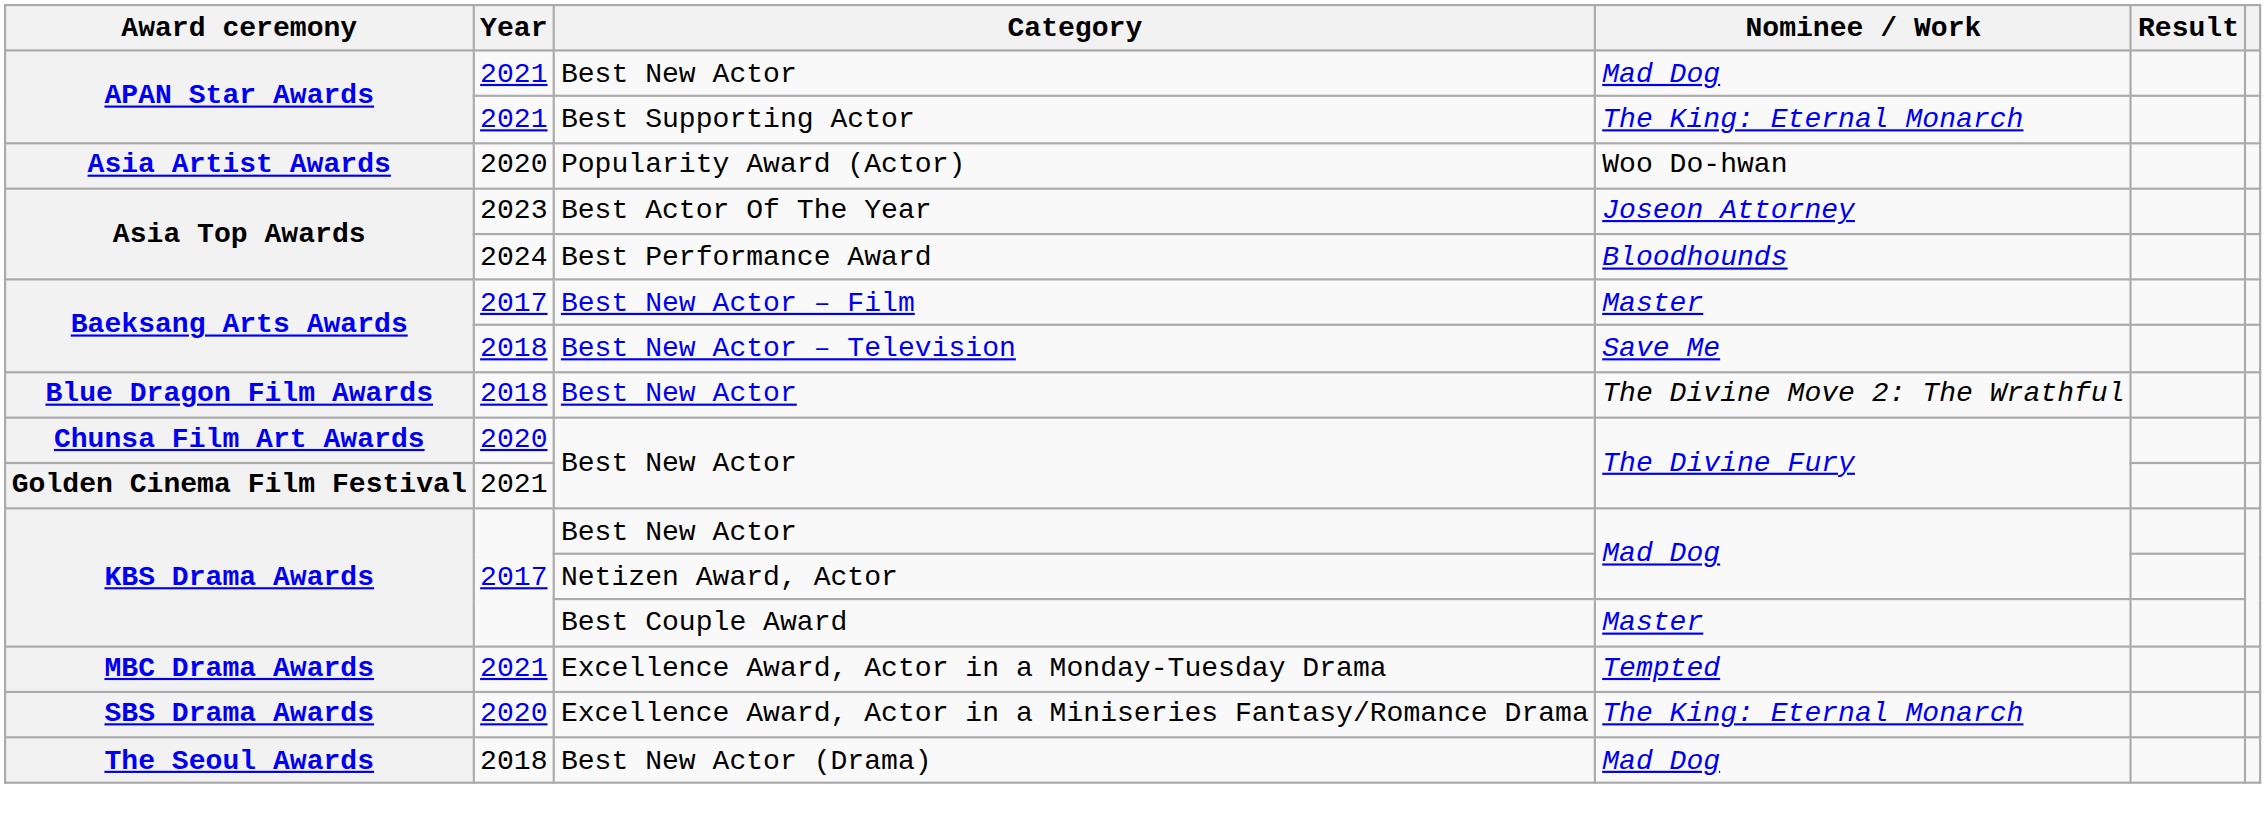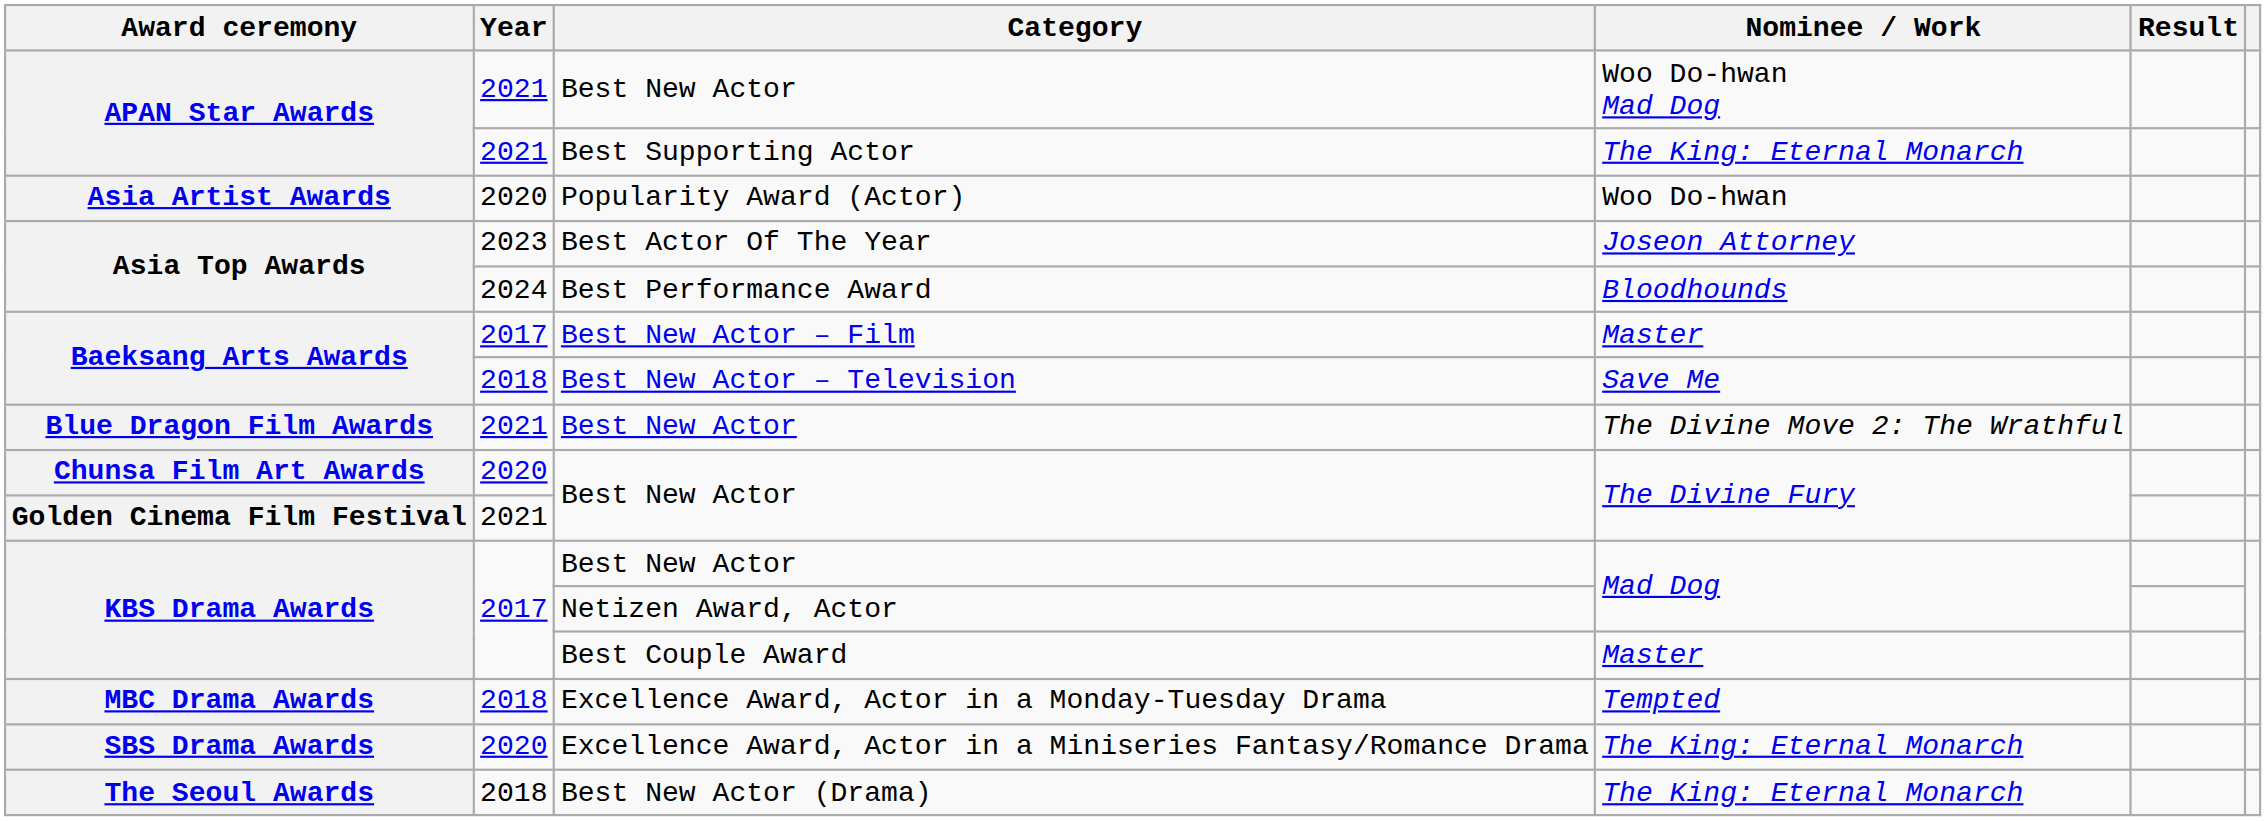(1661, 74) Mad Dog -> (1695, 90) Woo Do-hwan Mad Dog
(514, 394) 2018 -> (514, 426) 2021
(514, 669) 2021 -> (514, 701) 2018
(1661, 760) Mad Dog -> (1813, 793) The King: Eternal Monarch
